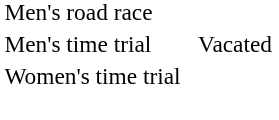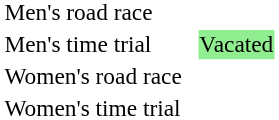(235, 44) no background -> (236, 44) lightgreen background
+ row: (93, 76)
